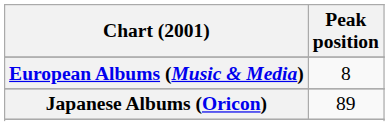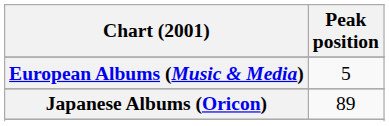(346, 72) 8 -> (346, 72) 5
